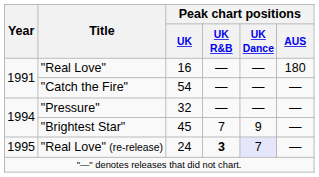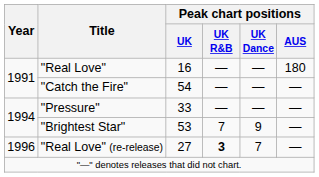(184, 107) 32 -> (184, 107) 33
(184, 127) 45 -> (184, 127) 53
(21, 147) 1995 -> (21, 147) 1996
(184, 147) 24 -> (184, 147) 27
(258, 147) lavender background -> (258, 147) no background
